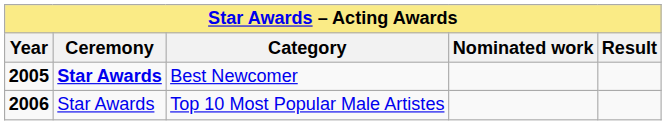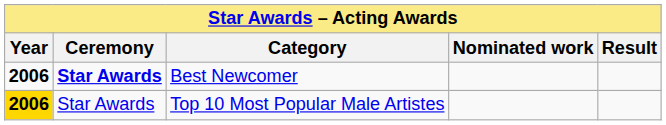(29, 76) 2005 -> (29, 76) 2006
(29, 104) no background -> (29, 104) gold background
